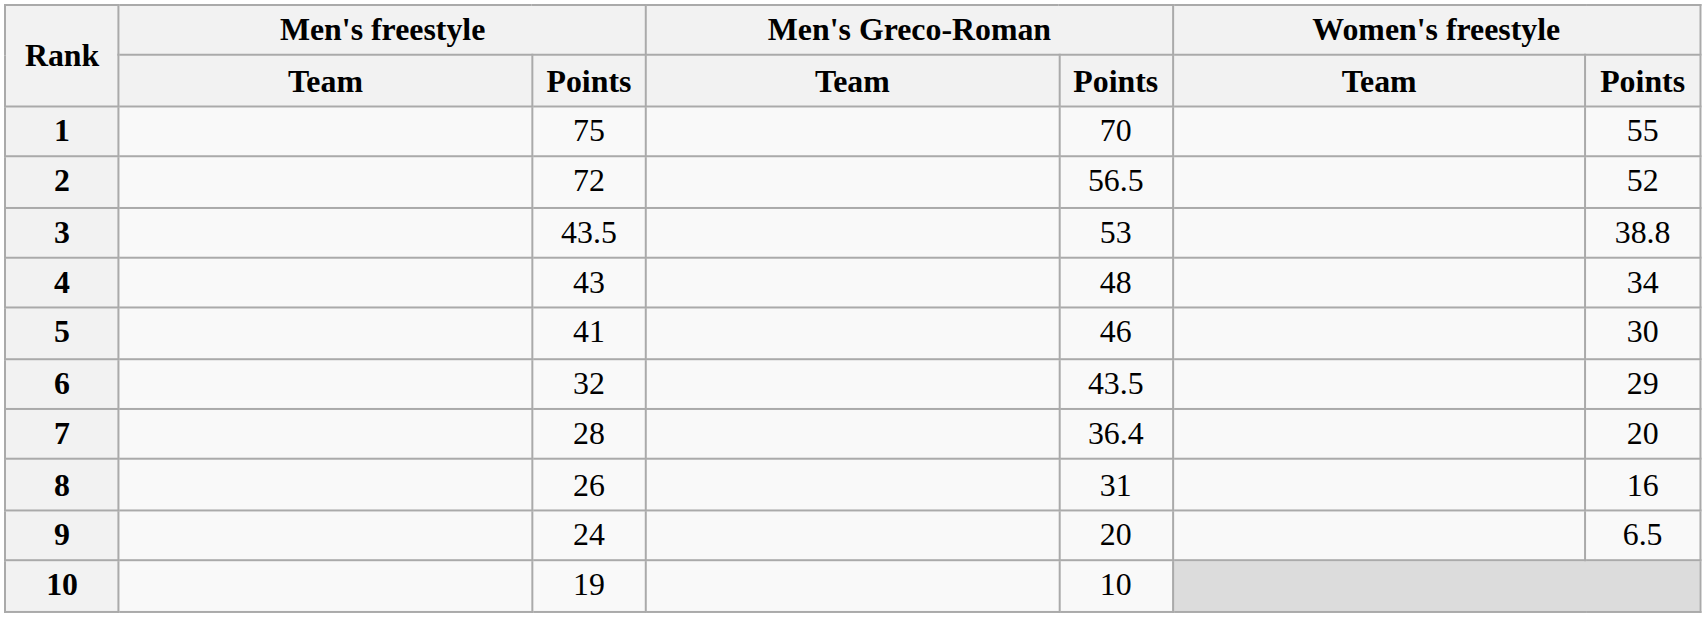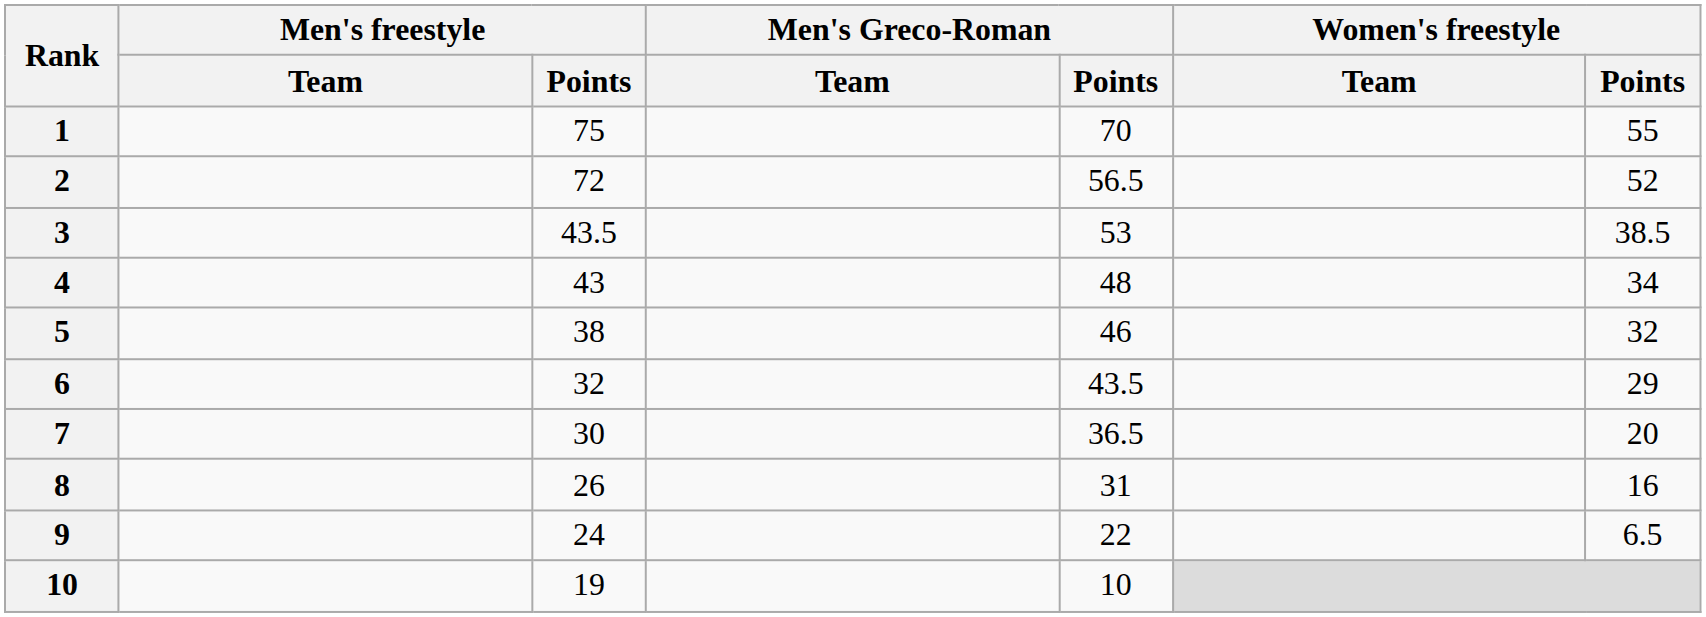(1643, 231) 38.8 -> (1643, 231) 38.5
(589, 332) 41 -> (589, 332) 38
(1643, 332) 30 -> (1643, 332) 32
(589, 433) 28 -> (589, 433) 30
(1116, 433) 36.4 -> (1116, 433) 36.5
(1116, 534) 20 -> (1116, 534) 22
